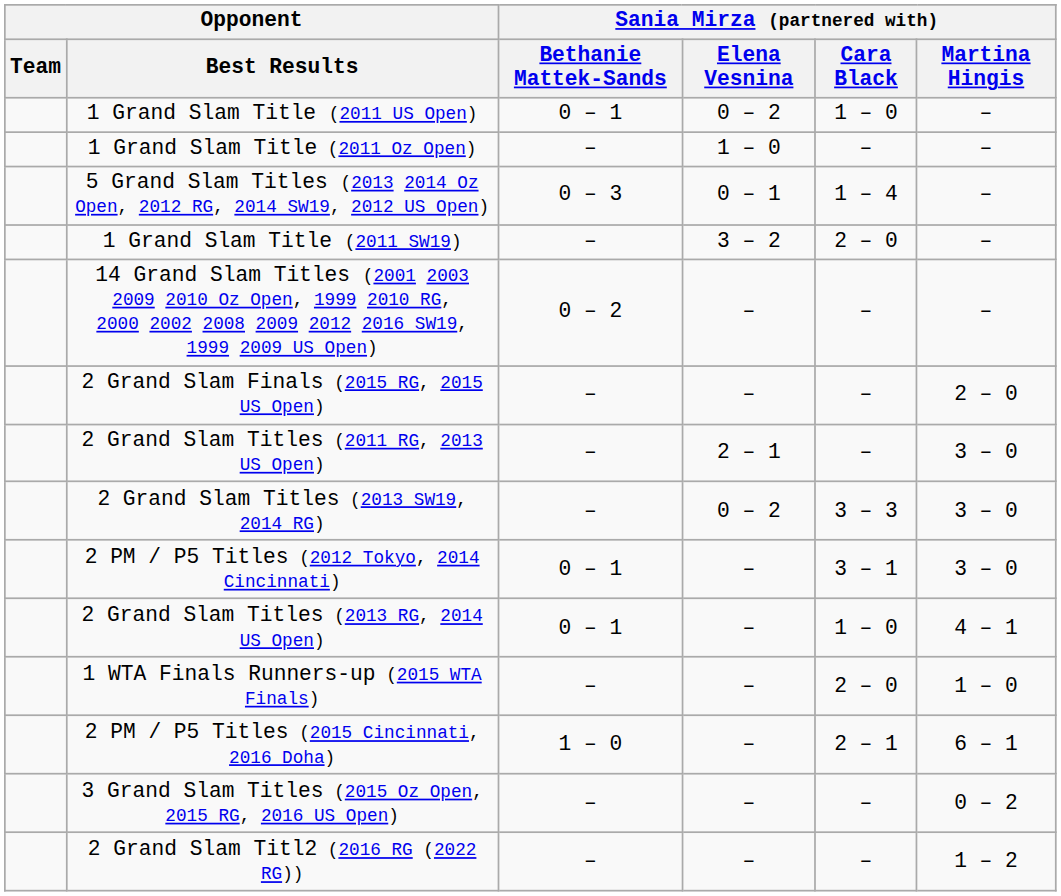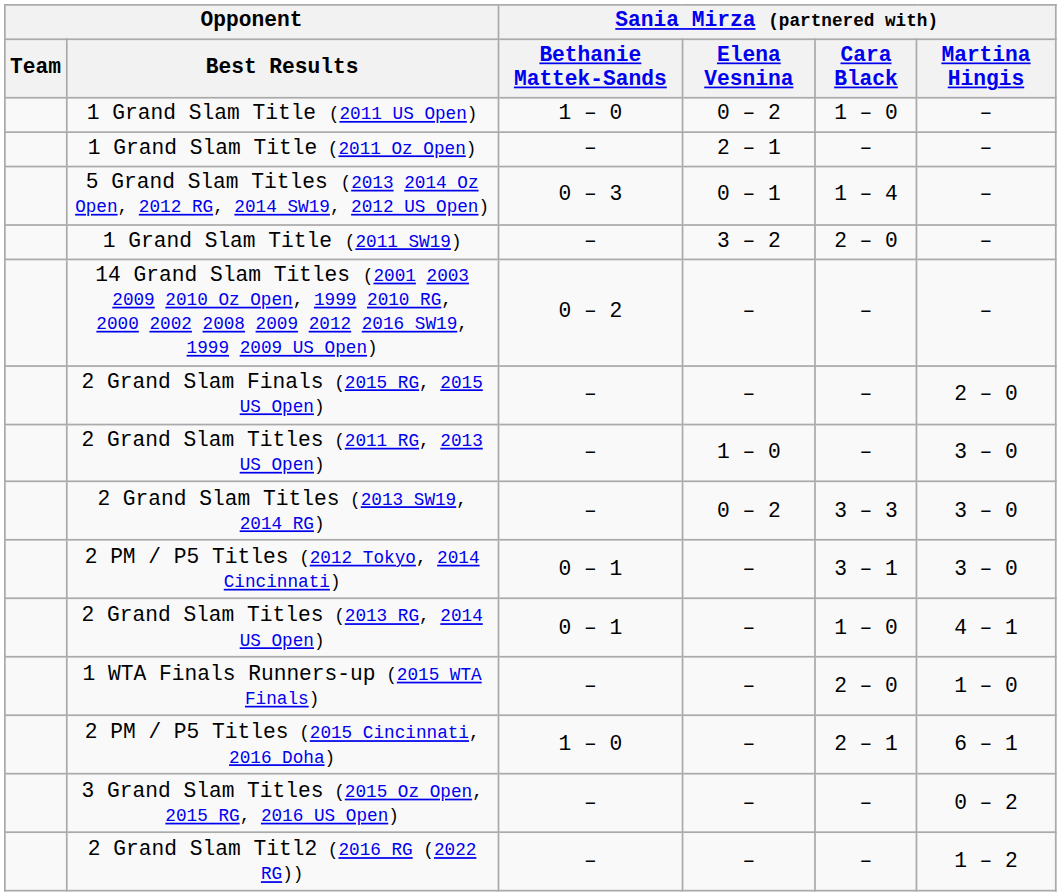(590, 115) 0 – 1 -> (590, 115) 1 – 0
(749, 149) 1 – 0 -> (749, 149) 2 – 1
(749, 453) 2 – 1 -> (749, 453) 1 – 0
